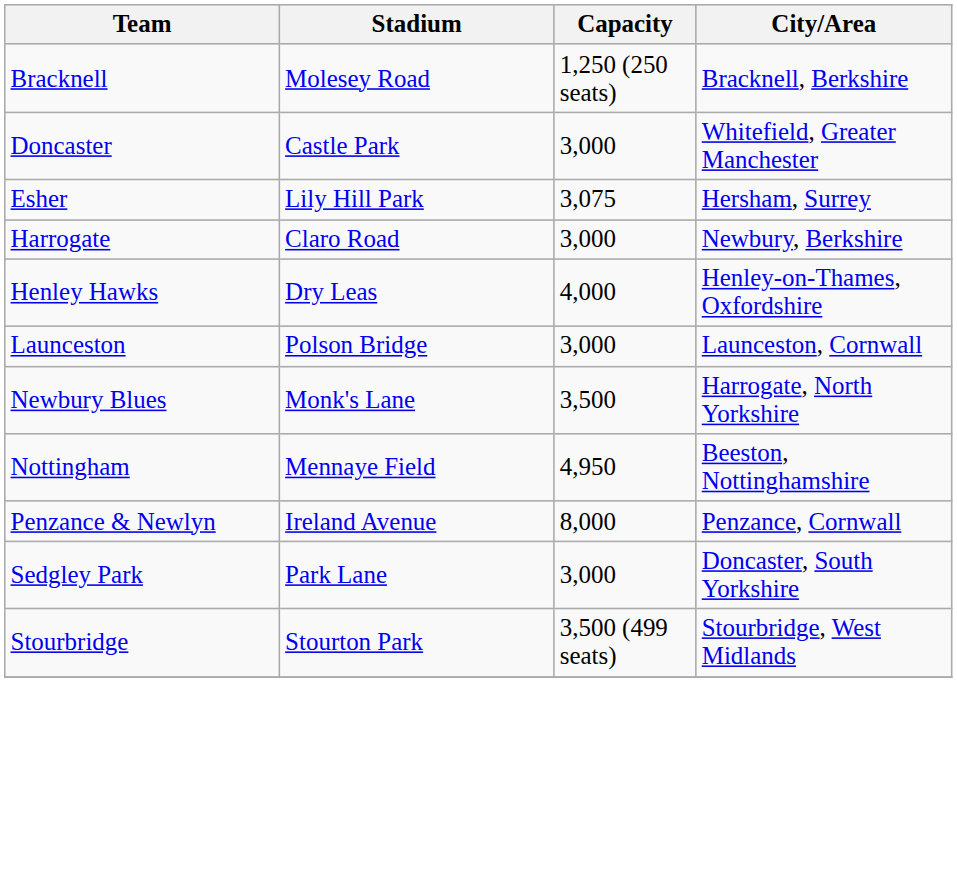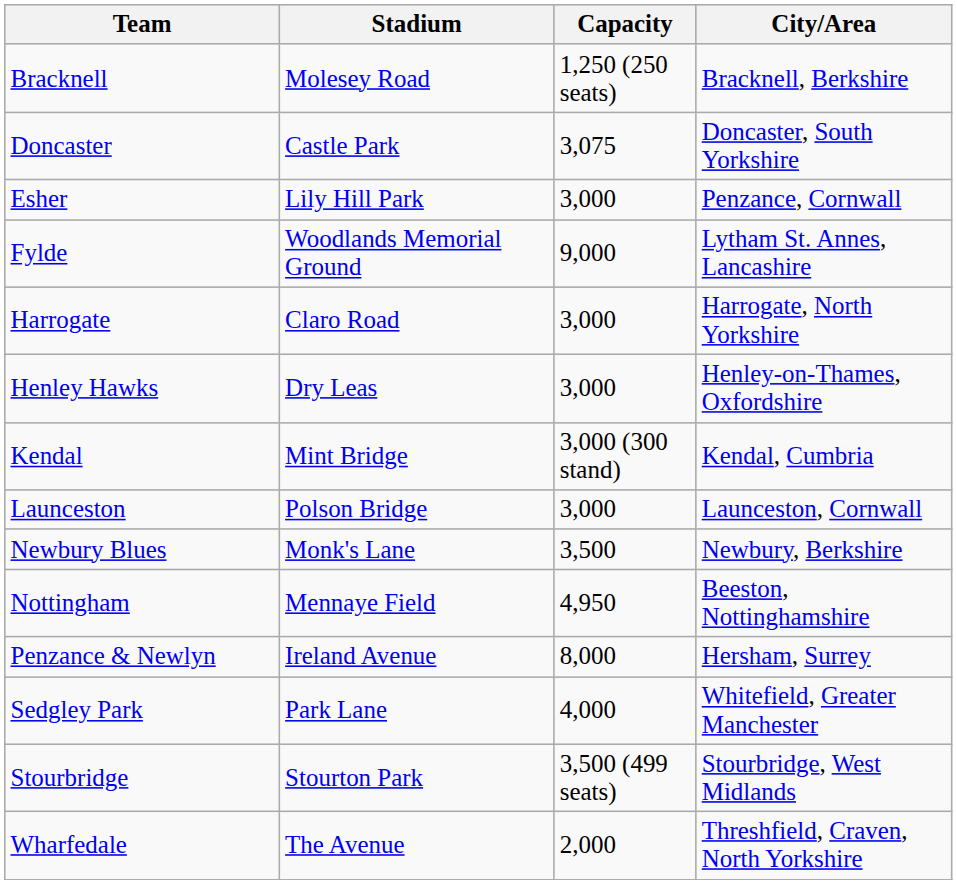(588, 145) 3,000 -> (588, 145) 3,075
(799, 145) Whitefield, Greater Manchester -> (787, 145) Doncaster, South Yorkshire
(588, 199) 3,075 -> (588, 199) 3,000
(786, 199) Hersham, Surrey -> (802, 199) Penzance, Cornwall
+ row: (39, 252)
(802, 238) Newbury, Berkshire -> (787, 320) Harrogate, North Yorkshire
(588, 292) 4,000 -> (588, 388) 3,000
+ row: (47, 455)
(787, 399) Harrogate, North Yorkshire -> (802, 549) Newbury, Berkshire
(802, 520) Penzance, Cornwall -> (786, 656) Hersham, Surrey
(588, 574) 3,000 -> (588, 709) 4,000
(787, 574) Doncaster, South Yorkshire -> (799, 709) Whitefield, Greater Manchester
+ row: (69, 845)
